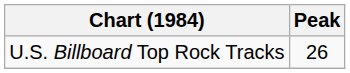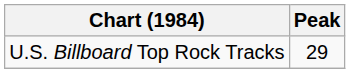(317, 52) 26 -> (317, 52) 29
